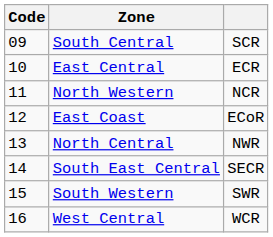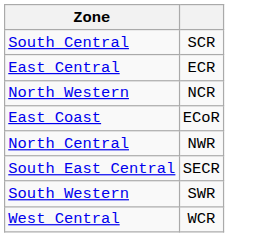- column: (27, 17)
